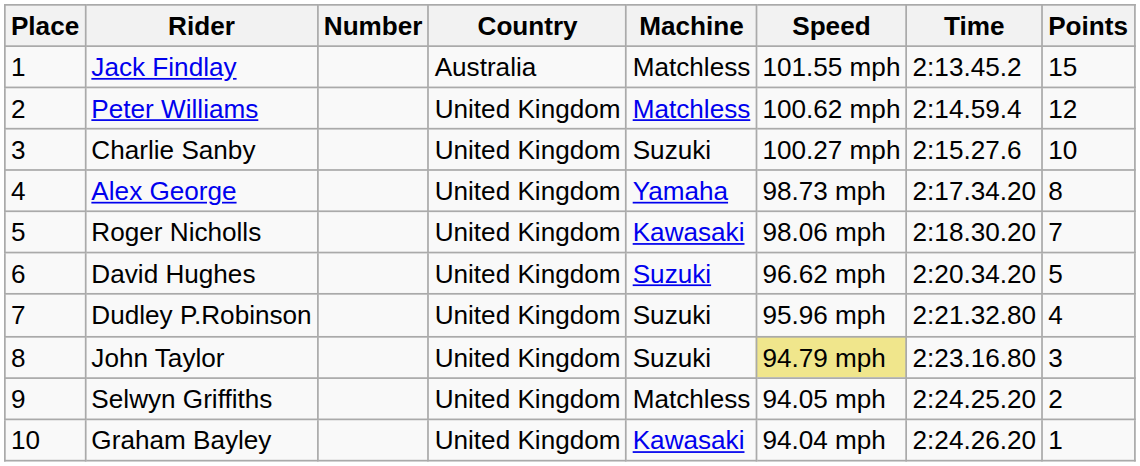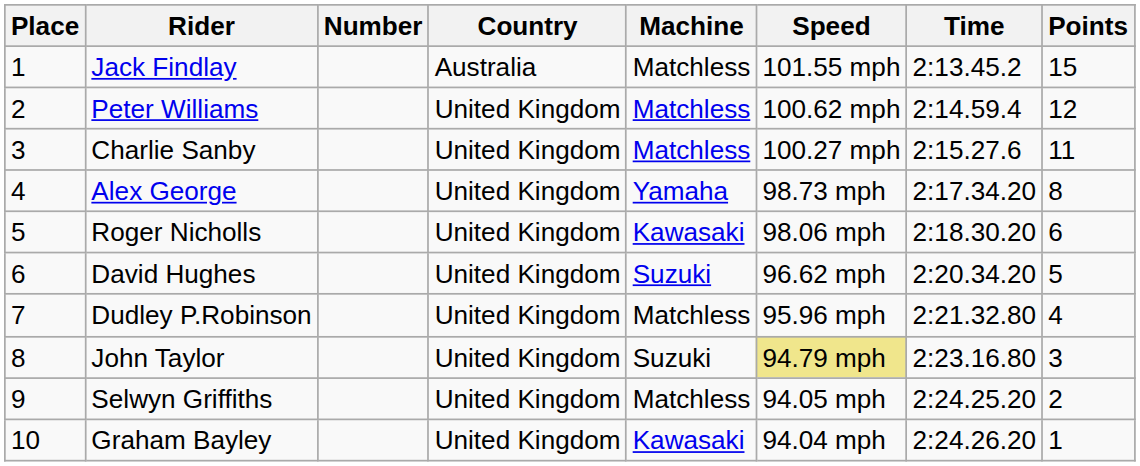(672, 150) Suzuki -> (691, 150) Matchless
(1063, 150) 10 -> (1062, 150) 11
(1055, 233) 7 -> (1055, 233) 6
(672, 315) Suzuki -> (691, 315) Matchless
